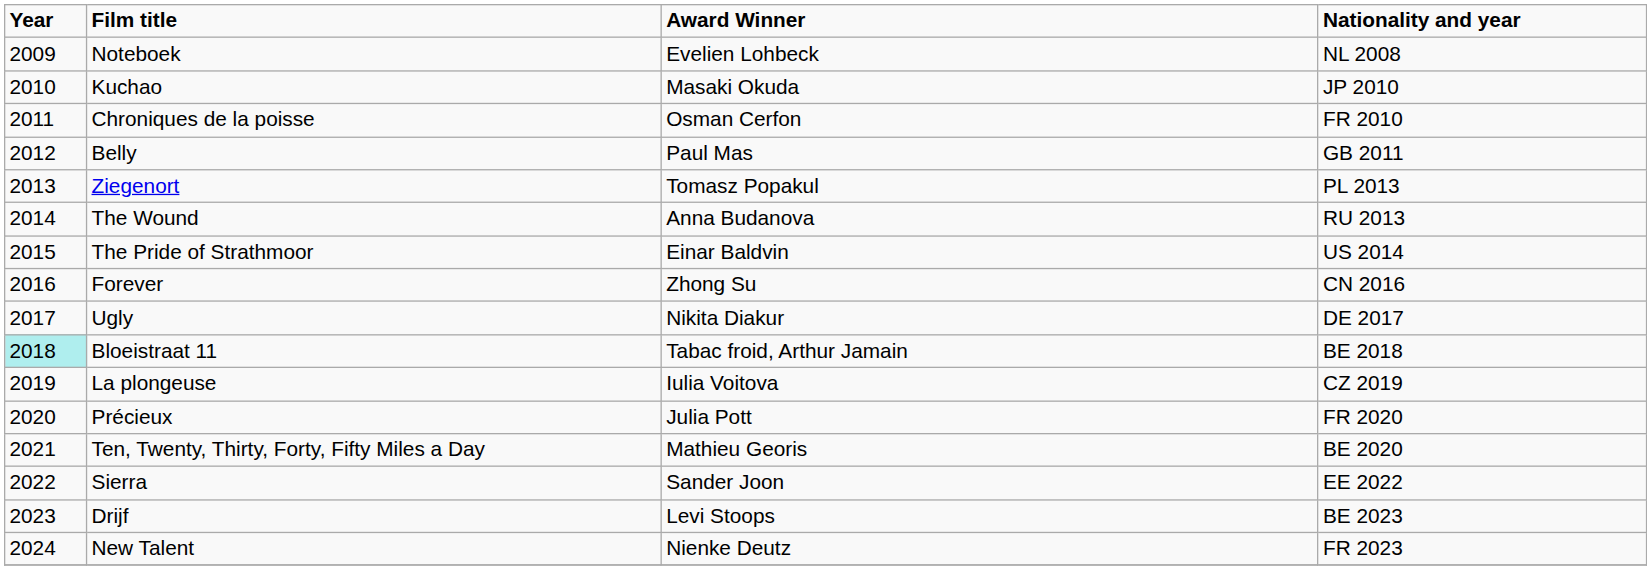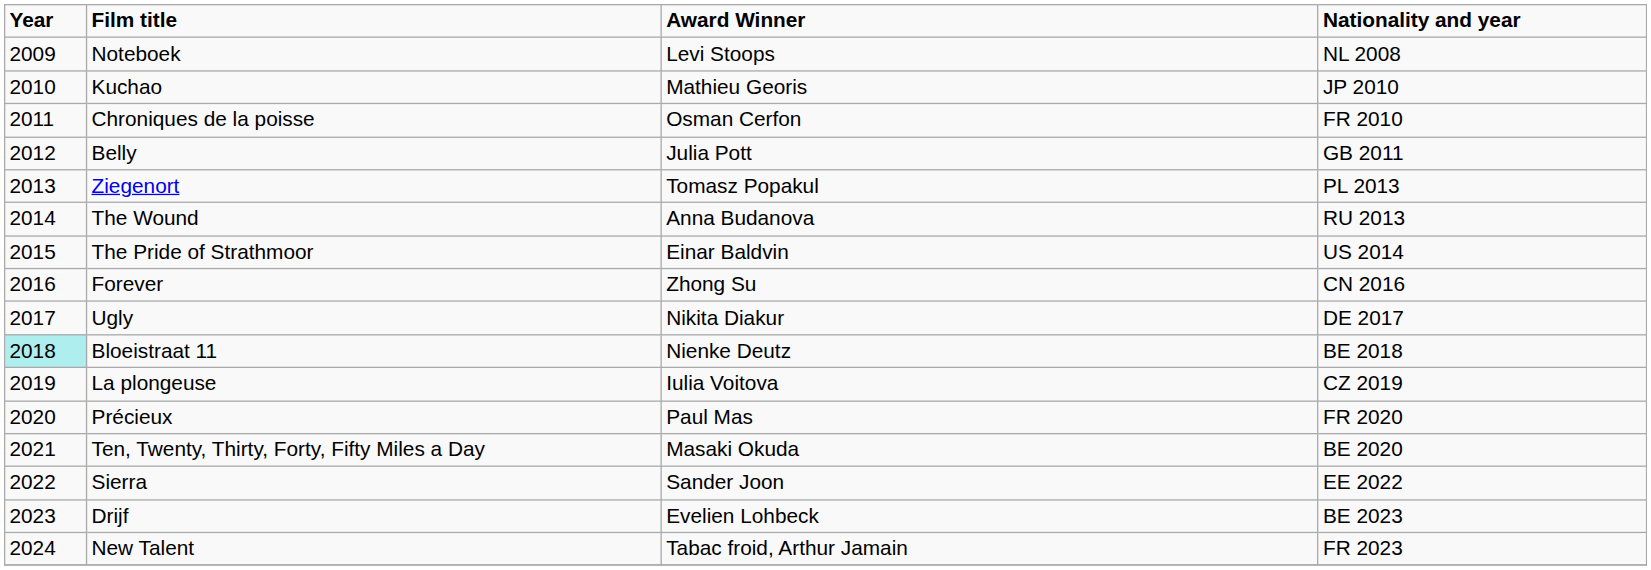(743, 53) Evelien Lohbeck -> (721, 53) Levi Stoops
(733, 86) Masaki Okuda -> (737, 86) Mathieu Georis
(710, 152) Paul Mas -> (709, 152) Julia Pott
(787, 350) Tabac froid, Arthur Jamain -> (729, 350) Nienke Deutz
(709, 416) Julia Pott -> (710, 416) Paul Mas
(737, 449) Mathieu Georis -> (733, 449) Masaki Okuda
(721, 515) Levi Stoops -> (743, 515) Evelien Lohbeck
(729, 548) Nienke Deutz -> (787, 548) Tabac froid, Arthur Jamain
